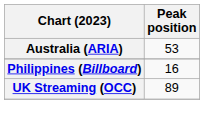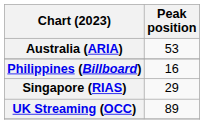+ row: (74, 88)
